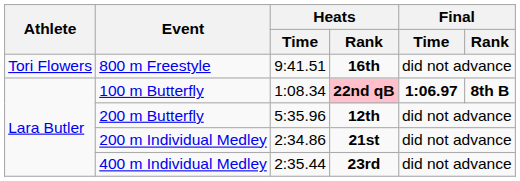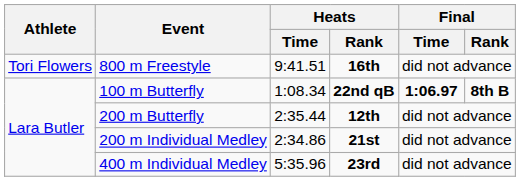(364, 91) pink background -> (364, 91) no background
(300, 115) 5:35.96 -> (300, 115) 2:35.44
(300, 165) 2:35.44 -> (300, 165) 5:35.96
